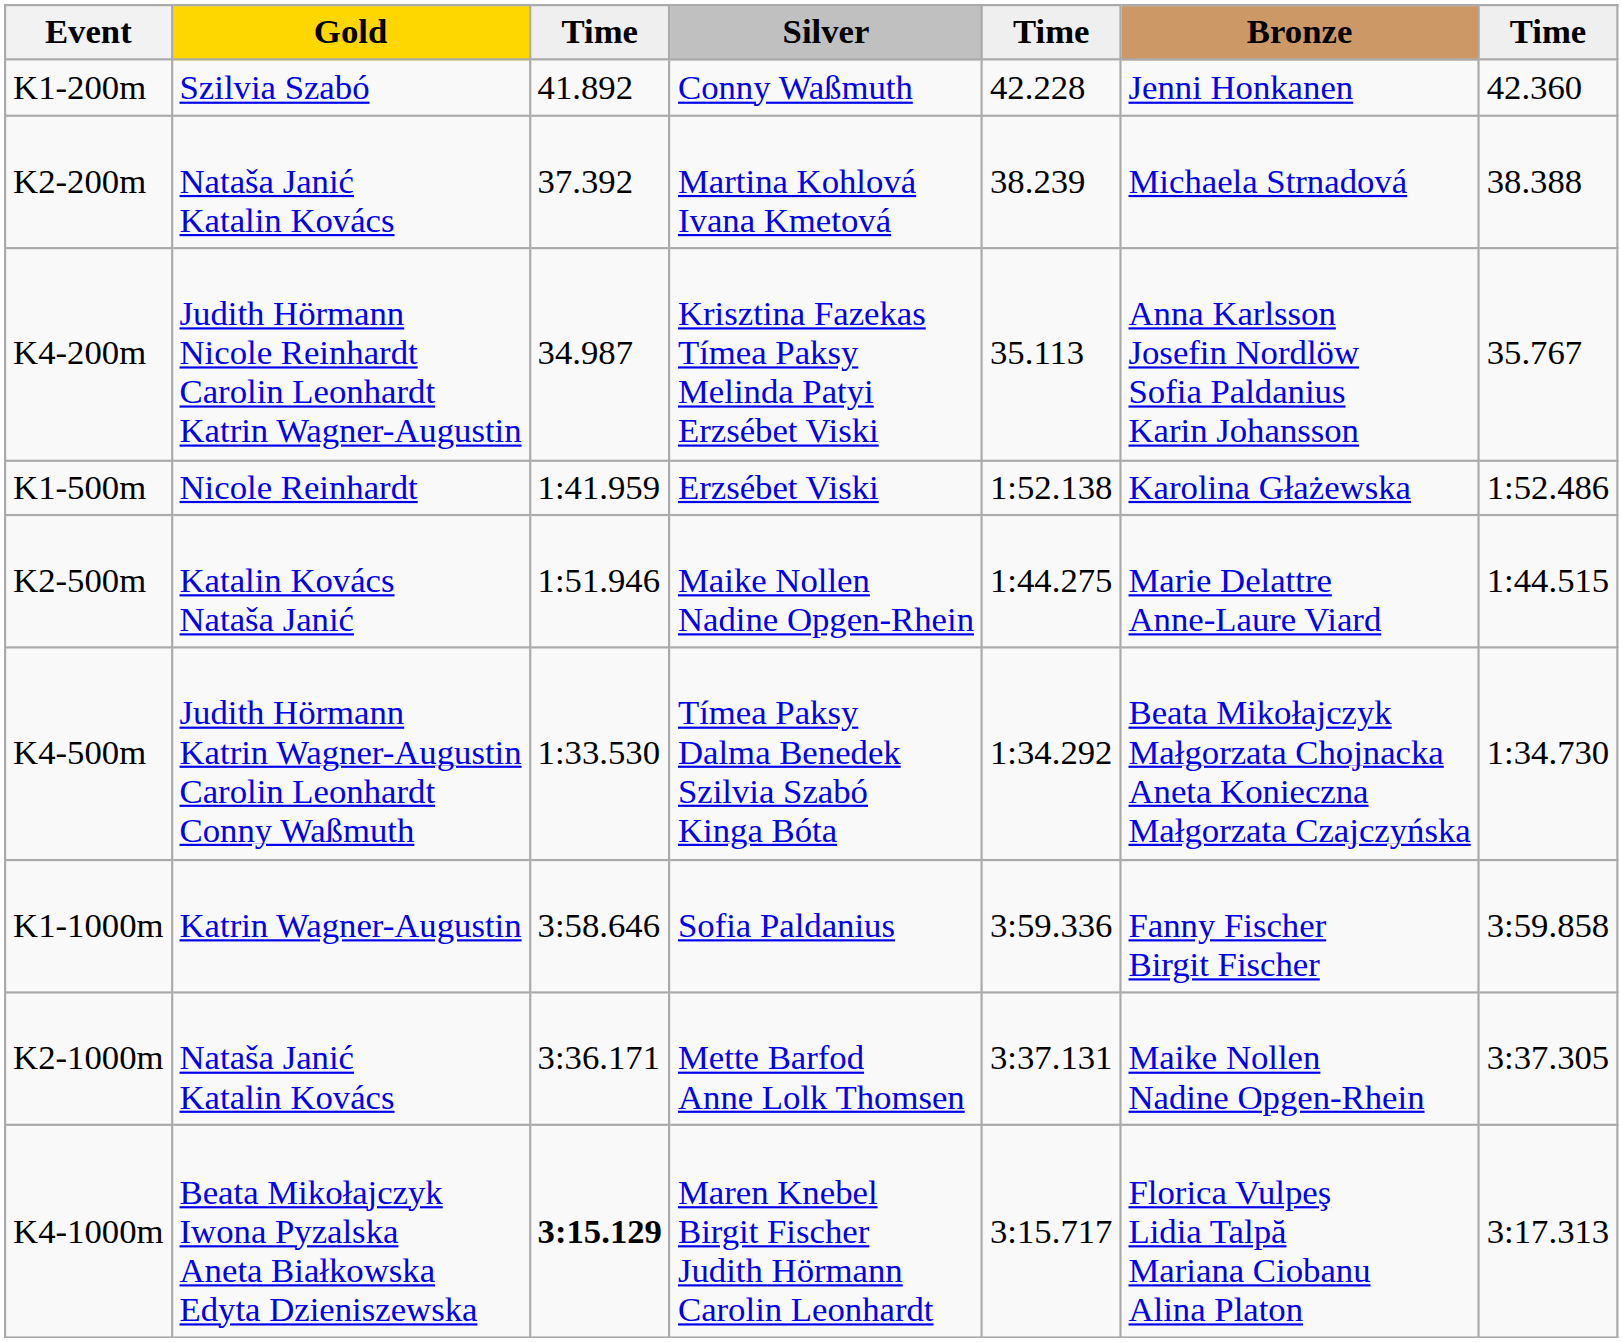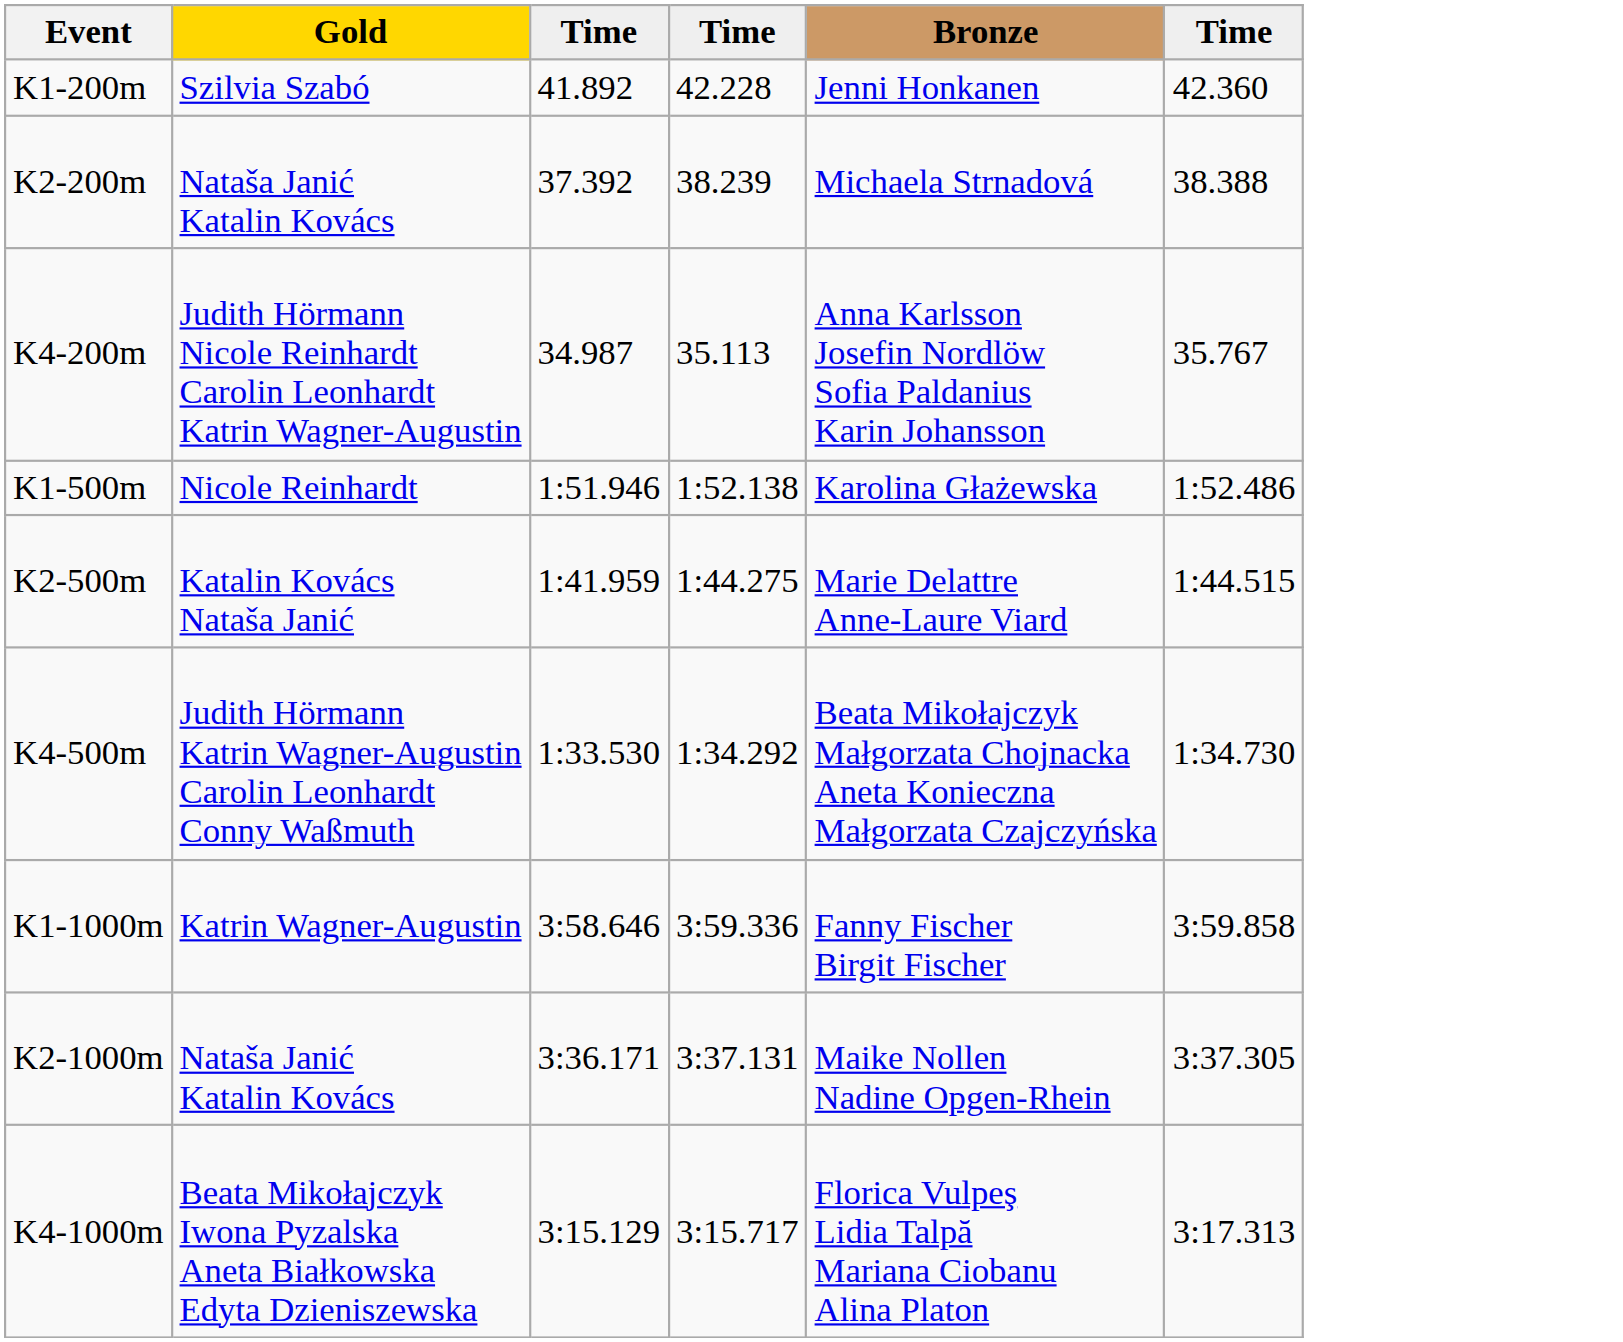- column: (826, 32)
(599, 486) 1:41.959 -> (599, 486) 1:51.946
(599, 580) 1:51.946 -> (599, 580) 1:41.959
(600, 1230) bold -> (599, 1230) normal
